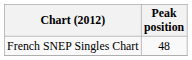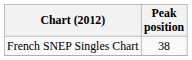(164, 45) 48 -> (164, 45) 38
